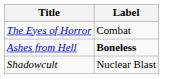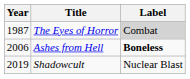+ column: (18, 13)
(114, 30) no background -> (140, 30) lightgrey background
